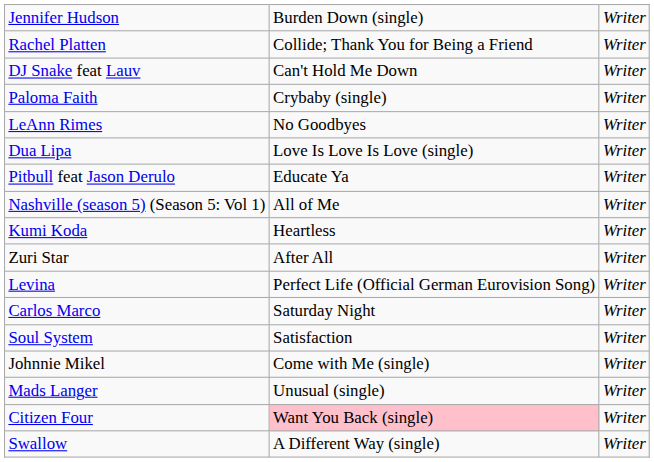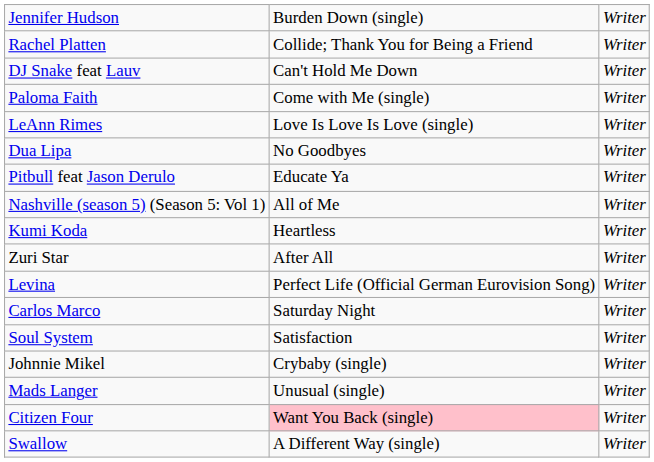(330, 97) Crybaby (single) -> (351, 97) Come with Me (single)
(320, 124) No Goodbyes -> (373, 124) Love Is Love Is Love (single)
(373, 151) Love Is Love Is Love (single) -> (320, 151) No Goodbyes
(351, 364) Come with Me (single) -> (330, 364) Crybaby (single)
